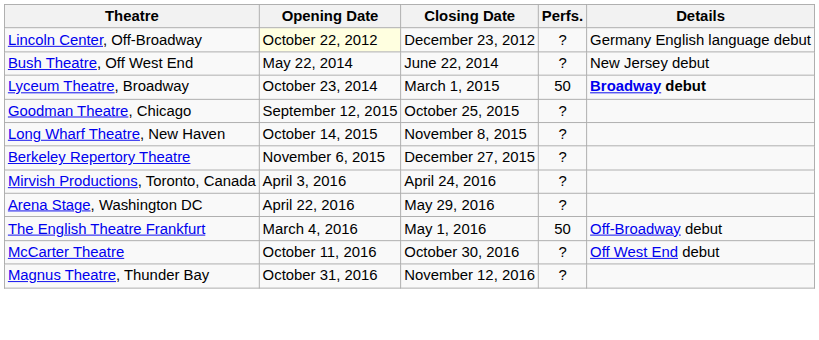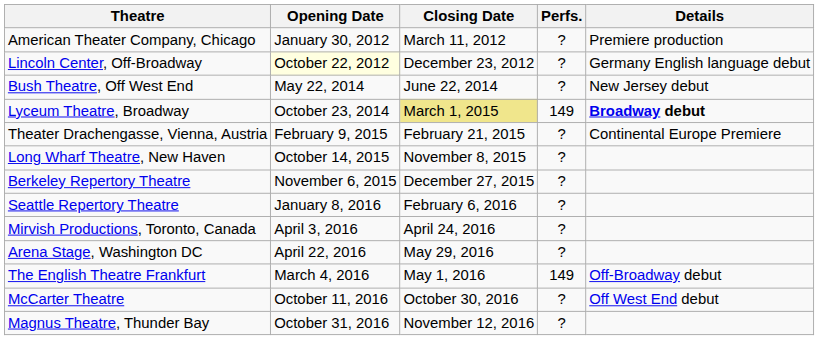+ row: (132, 39)
(452, 87) no background -> (451, 110) khaki background
(563, 87) 50 -> (562, 110) 149
+ row: (138, 134)
- row: (100, 110)
+ row: (93, 205)
(563, 228) 50 -> (562, 275) 149
